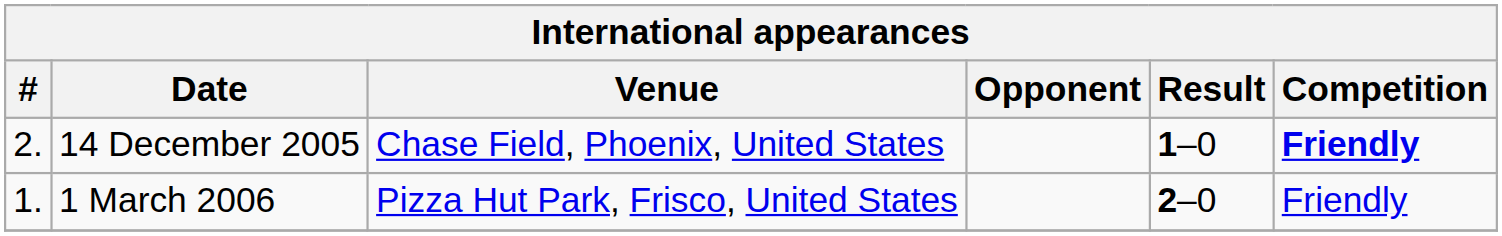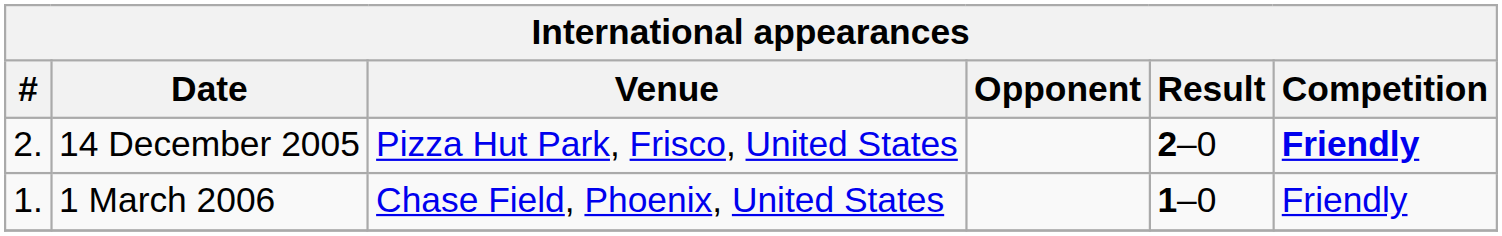(660, 144) Chase Field, Phoenix, United States -> (667, 144) Pizza Hut Park, Frisco, United States
(1187, 144) 1–0 -> (1187, 144) 2–0
(667, 200) Pizza Hut Park, Frisco, United States -> (660, 200) Chase Field, Phoenix, United States
(1187, 200) 2–0 -> (1187, 200) 1–0
